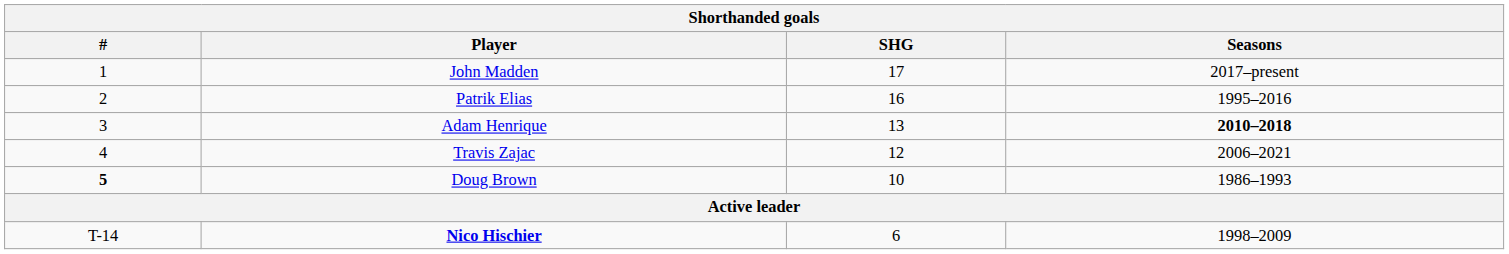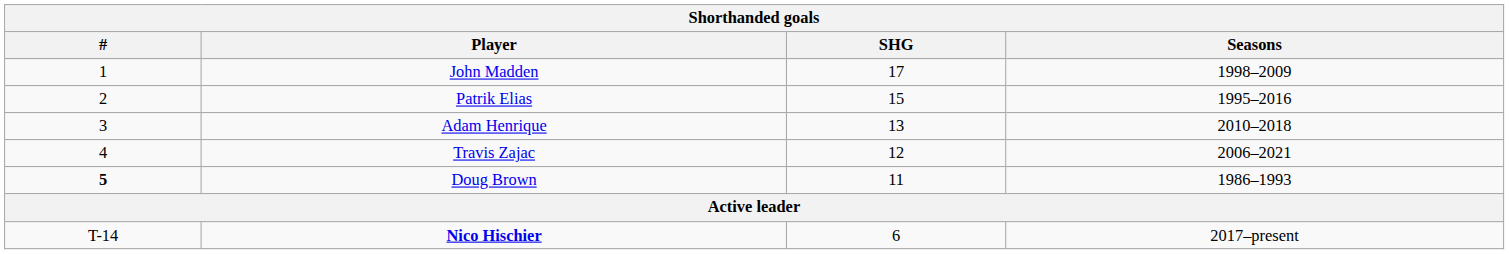(1255, 72) 2017–present -> (1255, 72) 1998–2009
(896, 99) 16 -> (896, 99) 15
(1255, 126) bold -> (1255, 126) normal
(896, 180) 10 -> (896, 180) 11
(1255, 234) 1998–2009 -> (1255, 234) 2017–present
